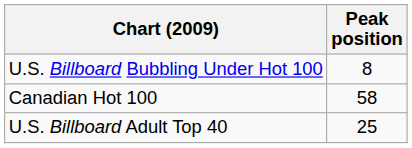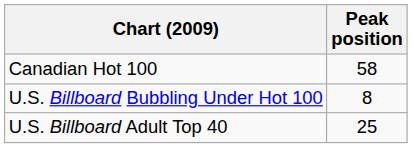rows swapped: (83, 98) <-> (166, 68)
